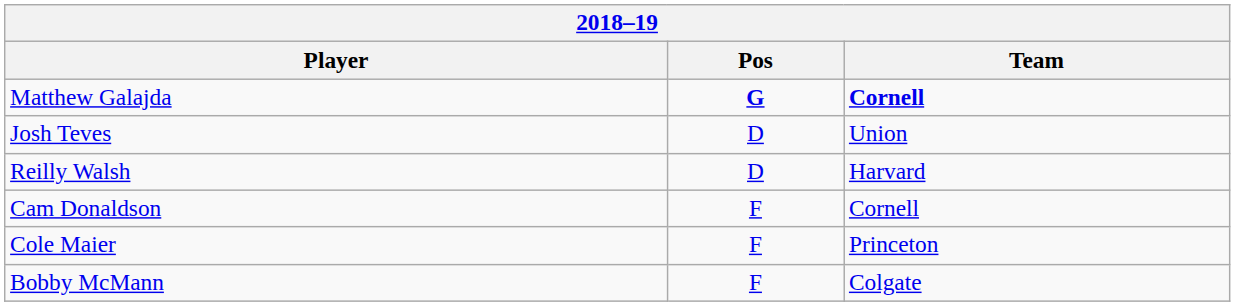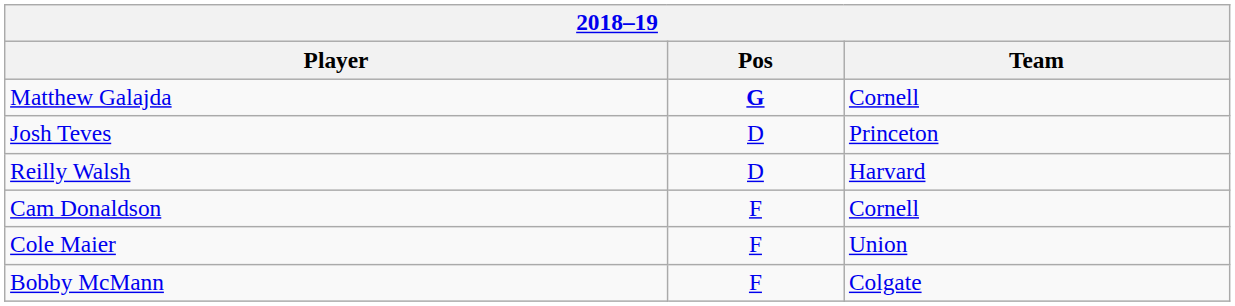(887, 97) bold -> (884, 97) normal
(878, 134) Union -> (894, 134) Princeton
(894, 245) Princeton -> (878, 245) Union
